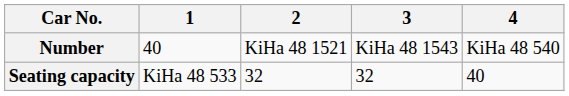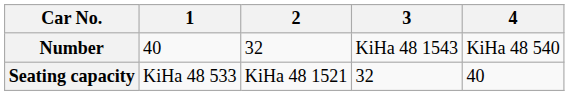(296, 47) KiHa 48 1521 -> (254, 47) 32
(254, 76) 32 -> (296, 76) KiHa 48 1521
